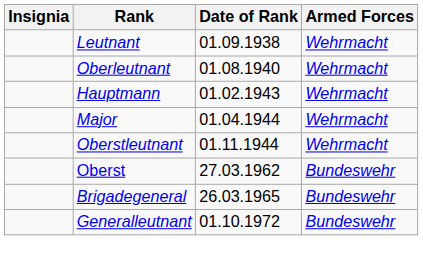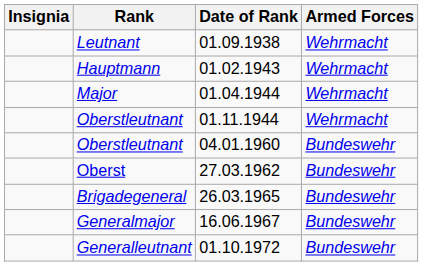- row: (123, 68)
+ row: (130, 145)
+ row: (126, 222)
